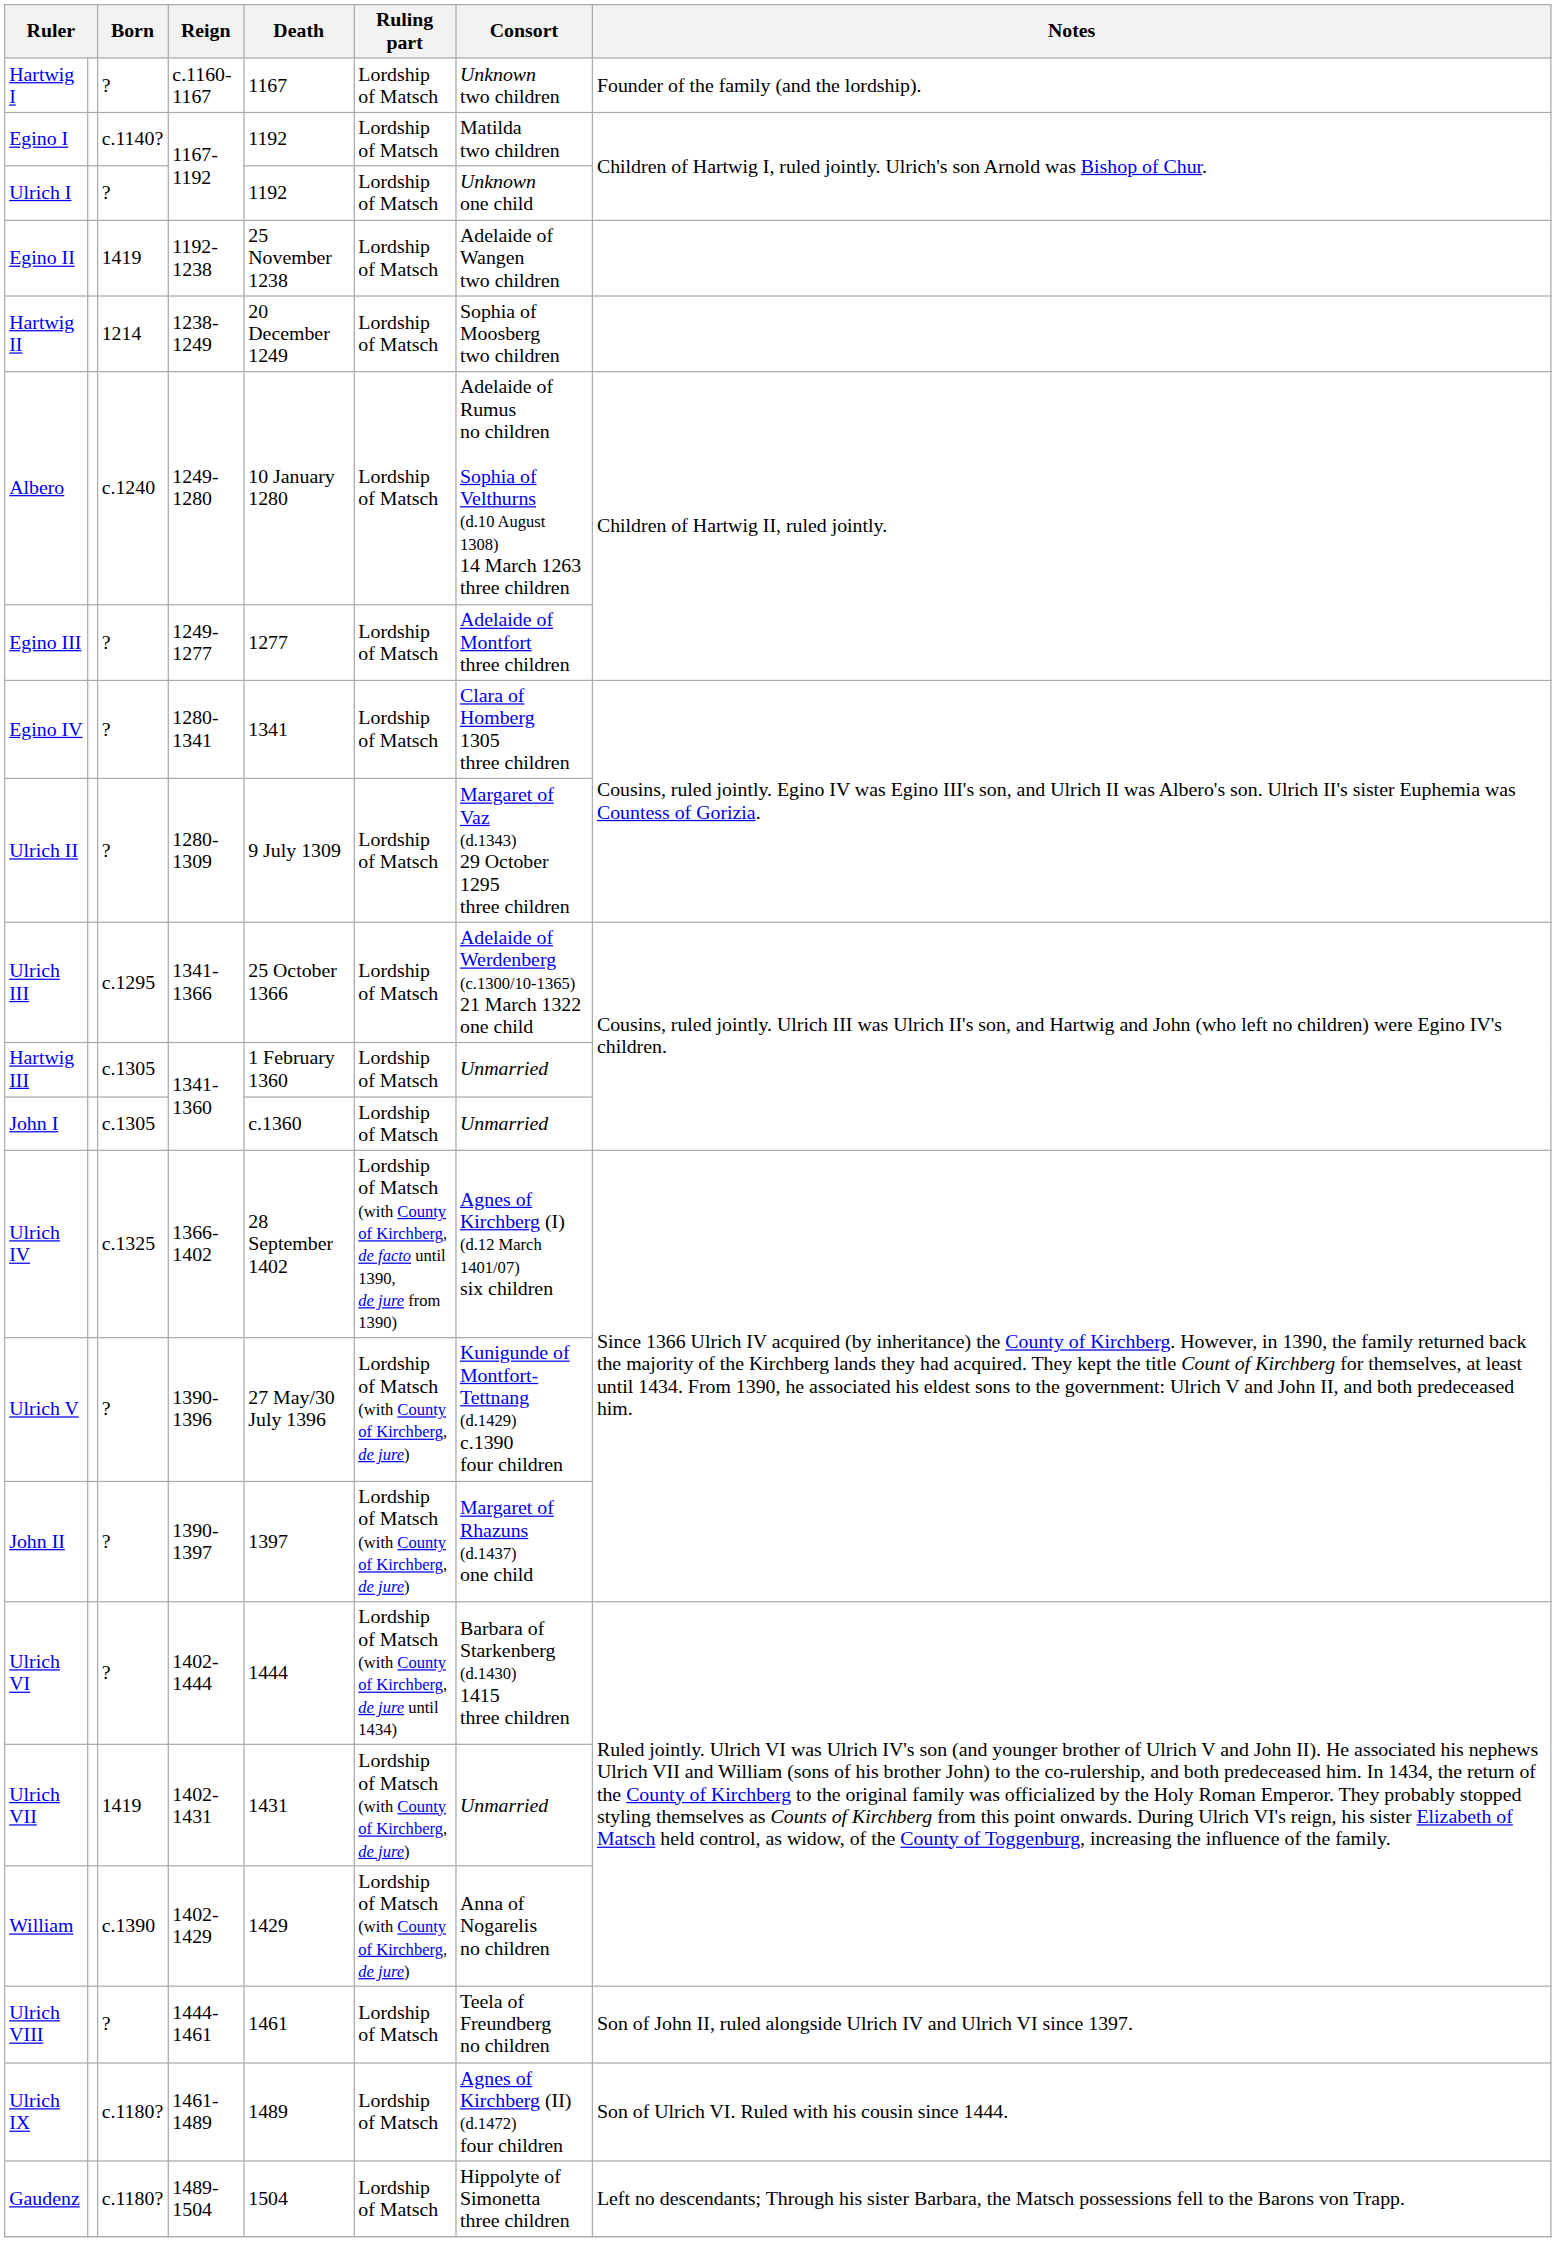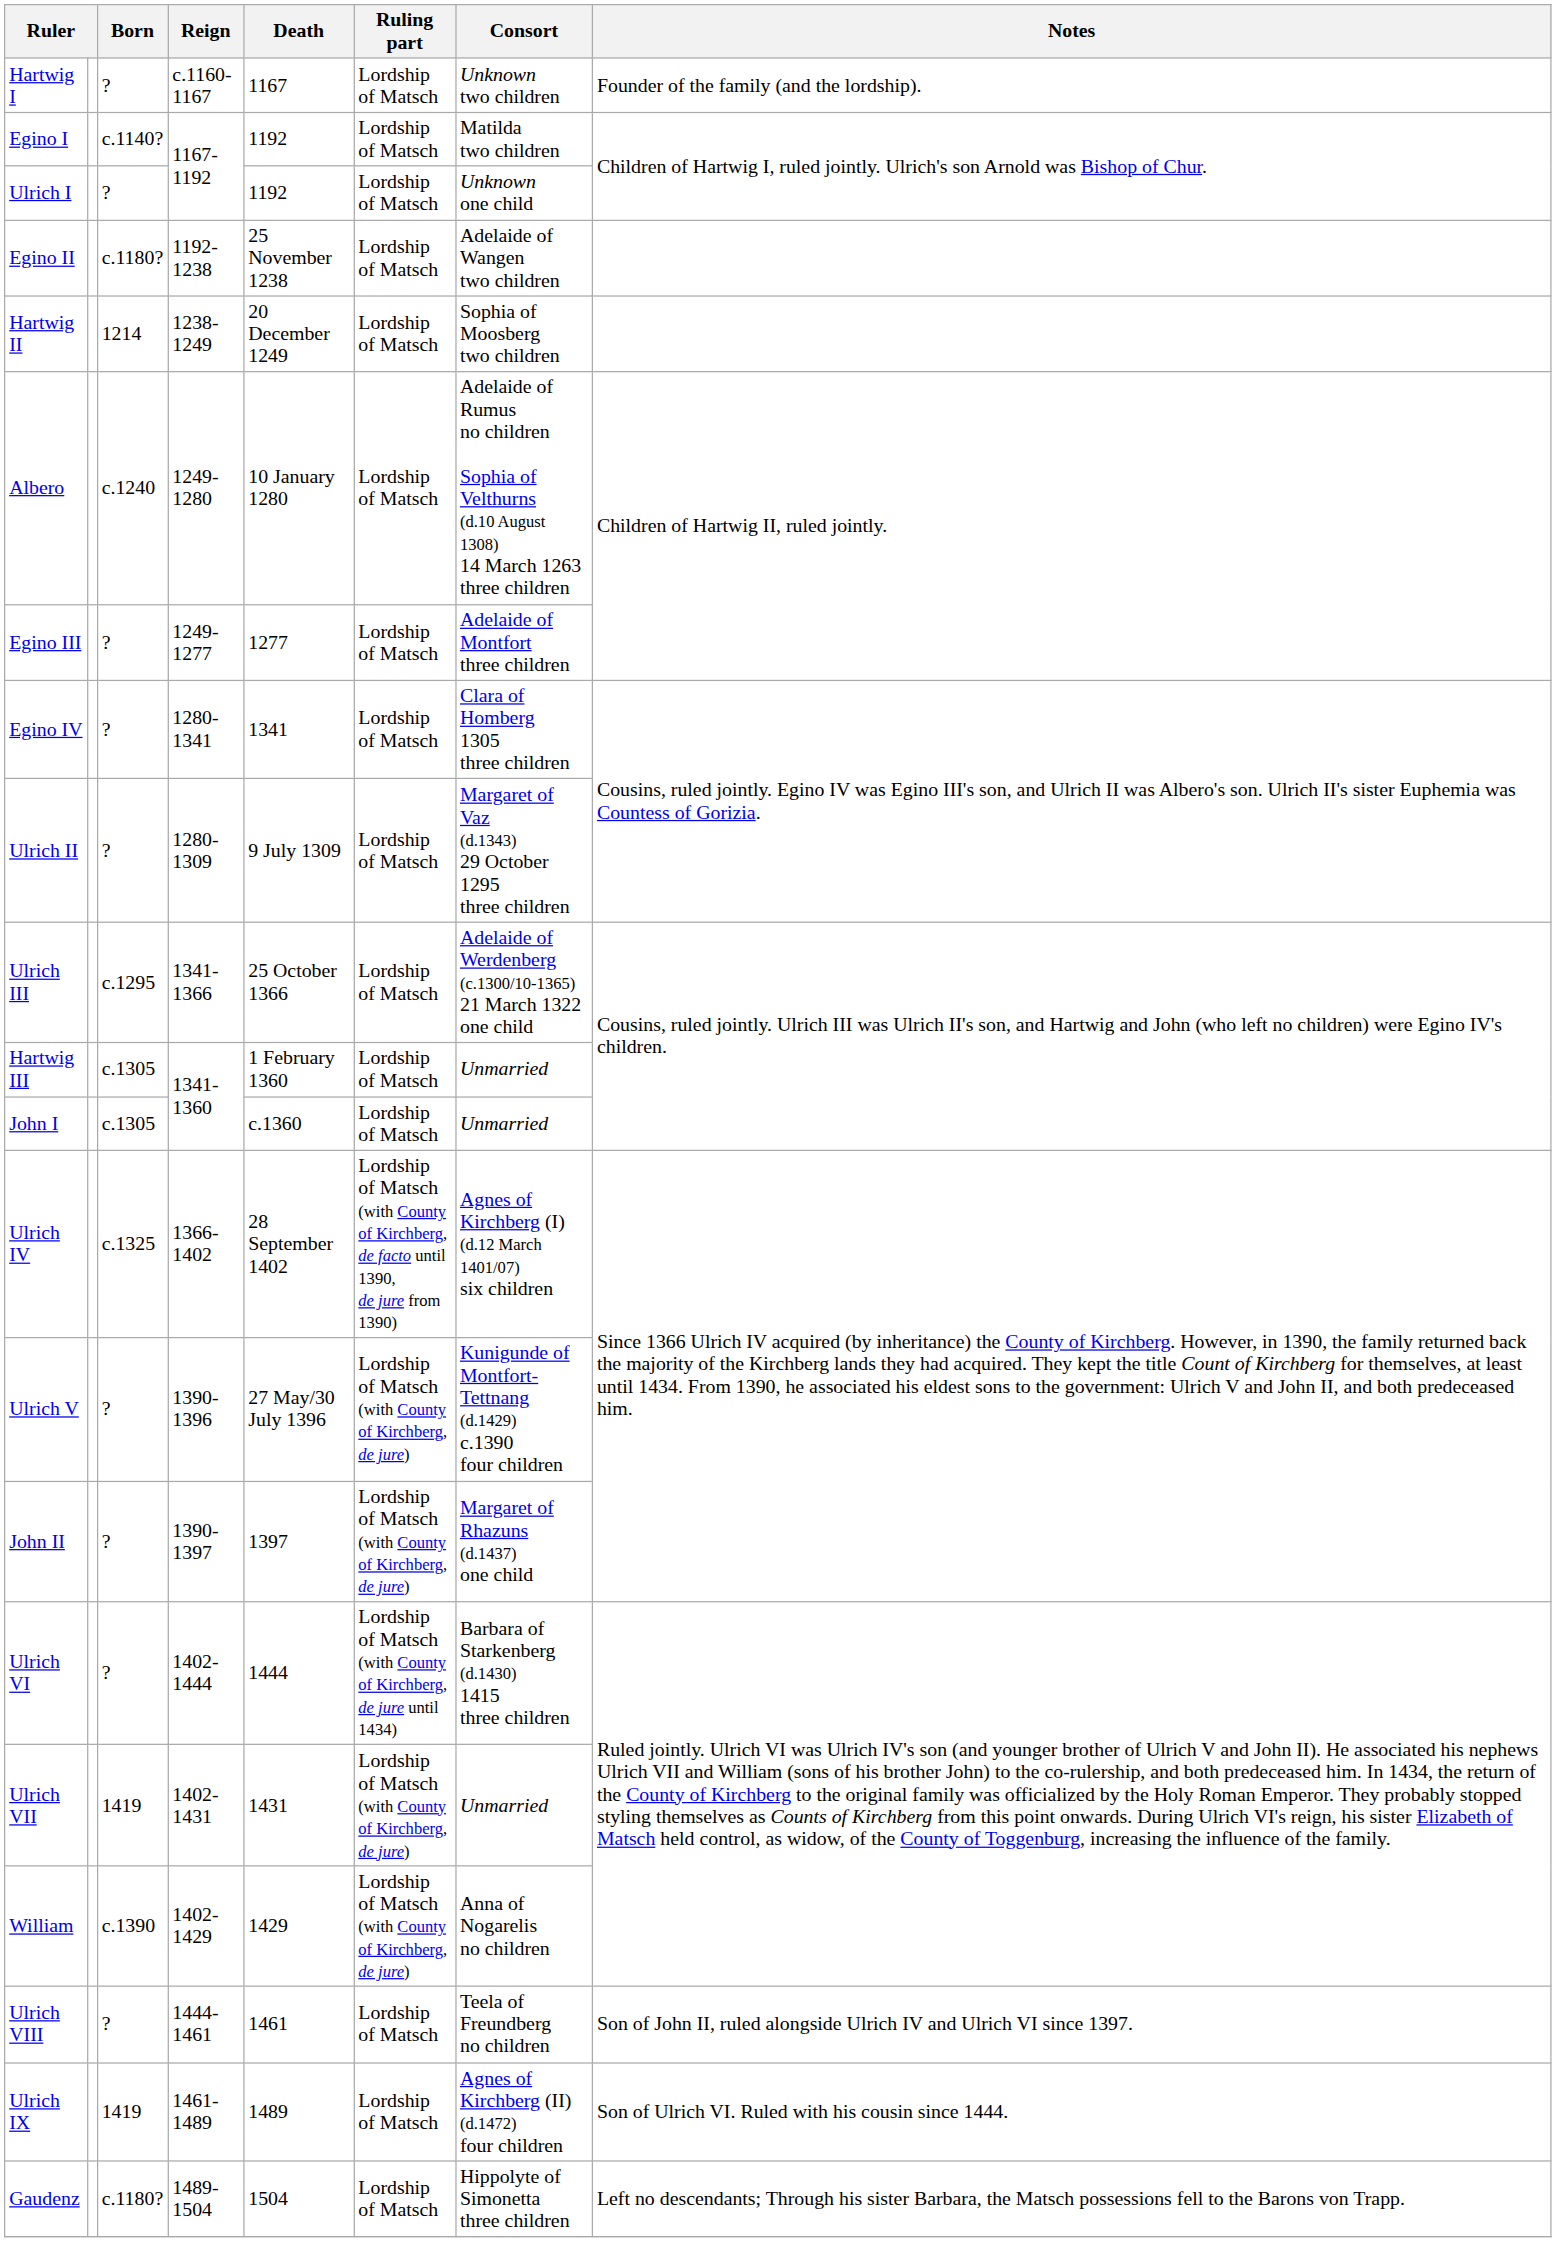(122, 257) 1419 -> (132, 257) c.1180?
(132, 2111) c.1180? -> (122, 2111) 1419
